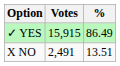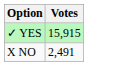- column: (99, 13)
